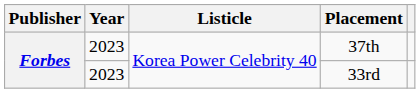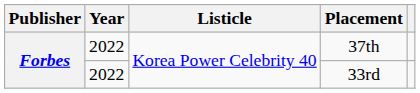(107, 46) 2023 -> (107, 46) 2022
(107, 74) 2023 -> (107, 74) 2022
